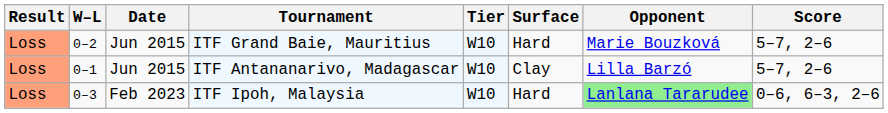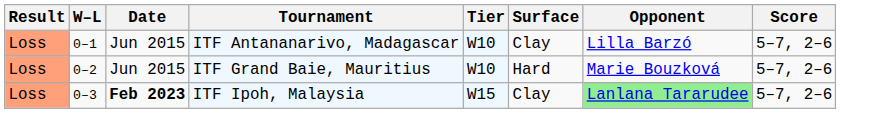rows swapped: (326, 69) <-> (312, 43)
(147, 95) normal -> (147, 95) bold
(481, 95) W10 -> (481, 95) W15
(532, 95) Hard -> (532, 95) Clay
(818, 95) 0–6, 6–3, 2–6 -> (794, 95) 5–7, 2–6
